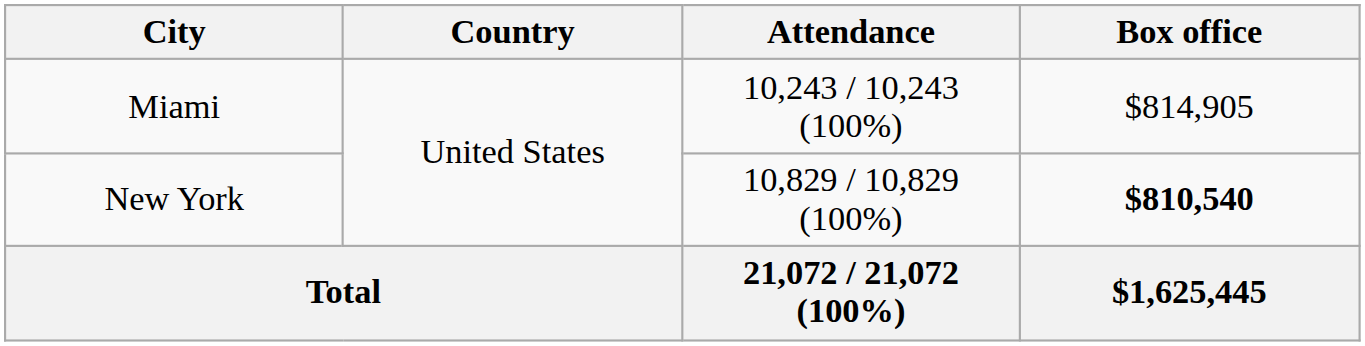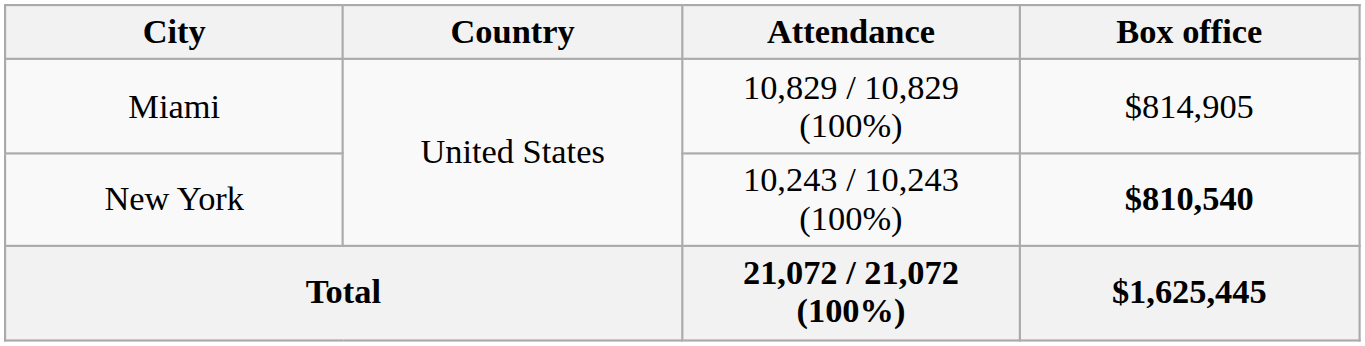(851, 105) 10,243 / 10,243 (100%) -> (851, 105) 10,829 / 10,829 (100%)
(851, 198) 10,829 / 10,829 (100%) -> (851, 198) 10,243 / 10,243 (100%)
